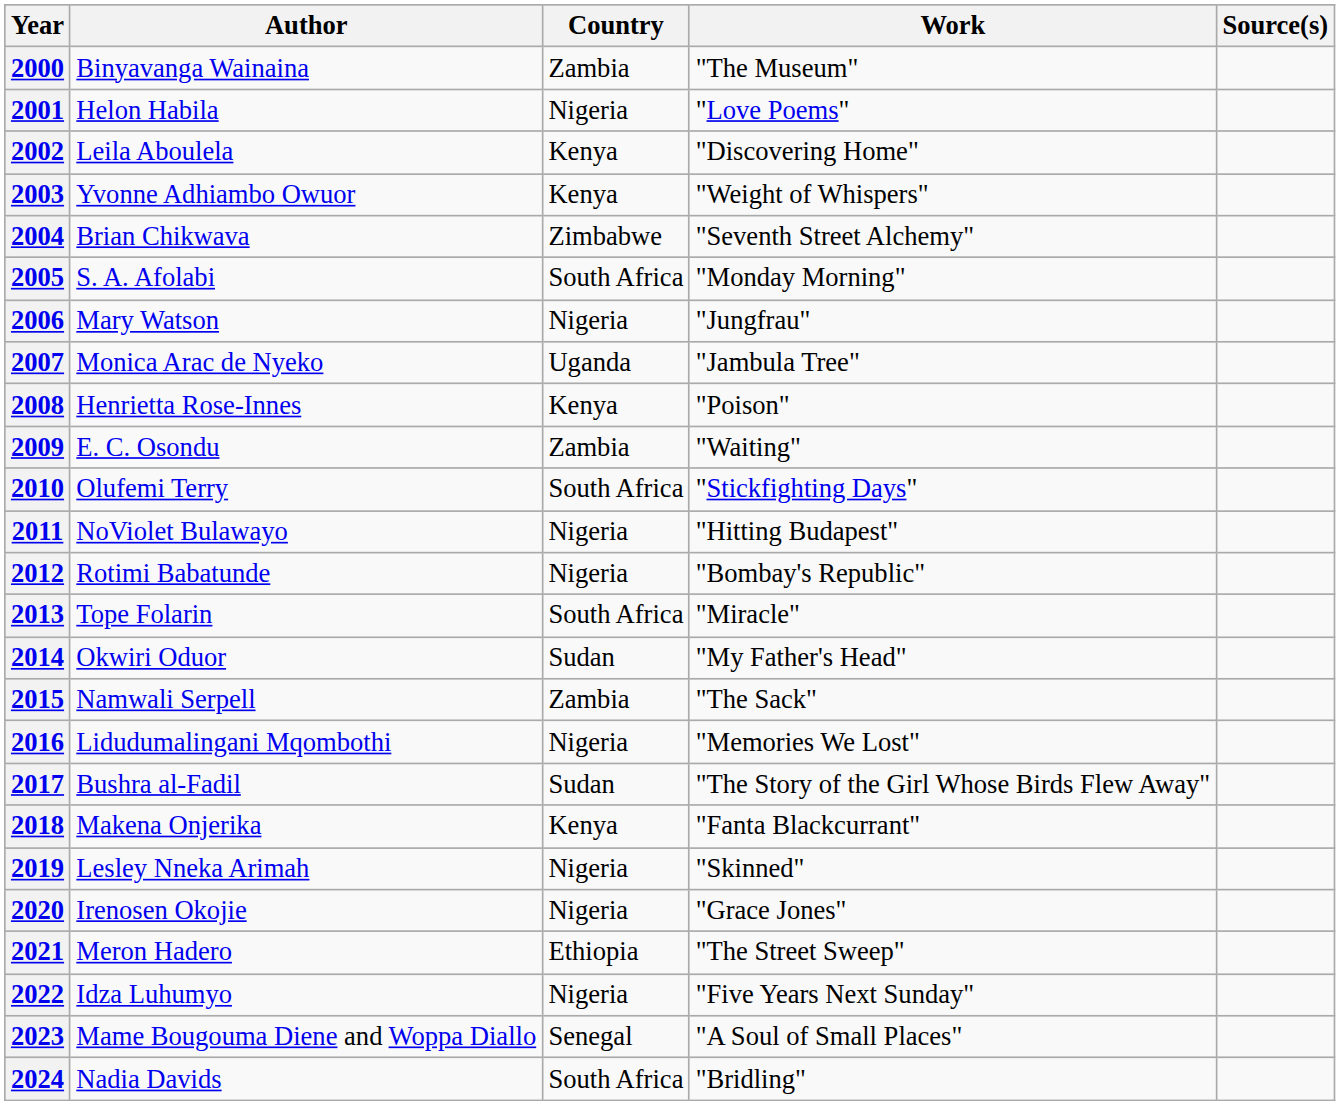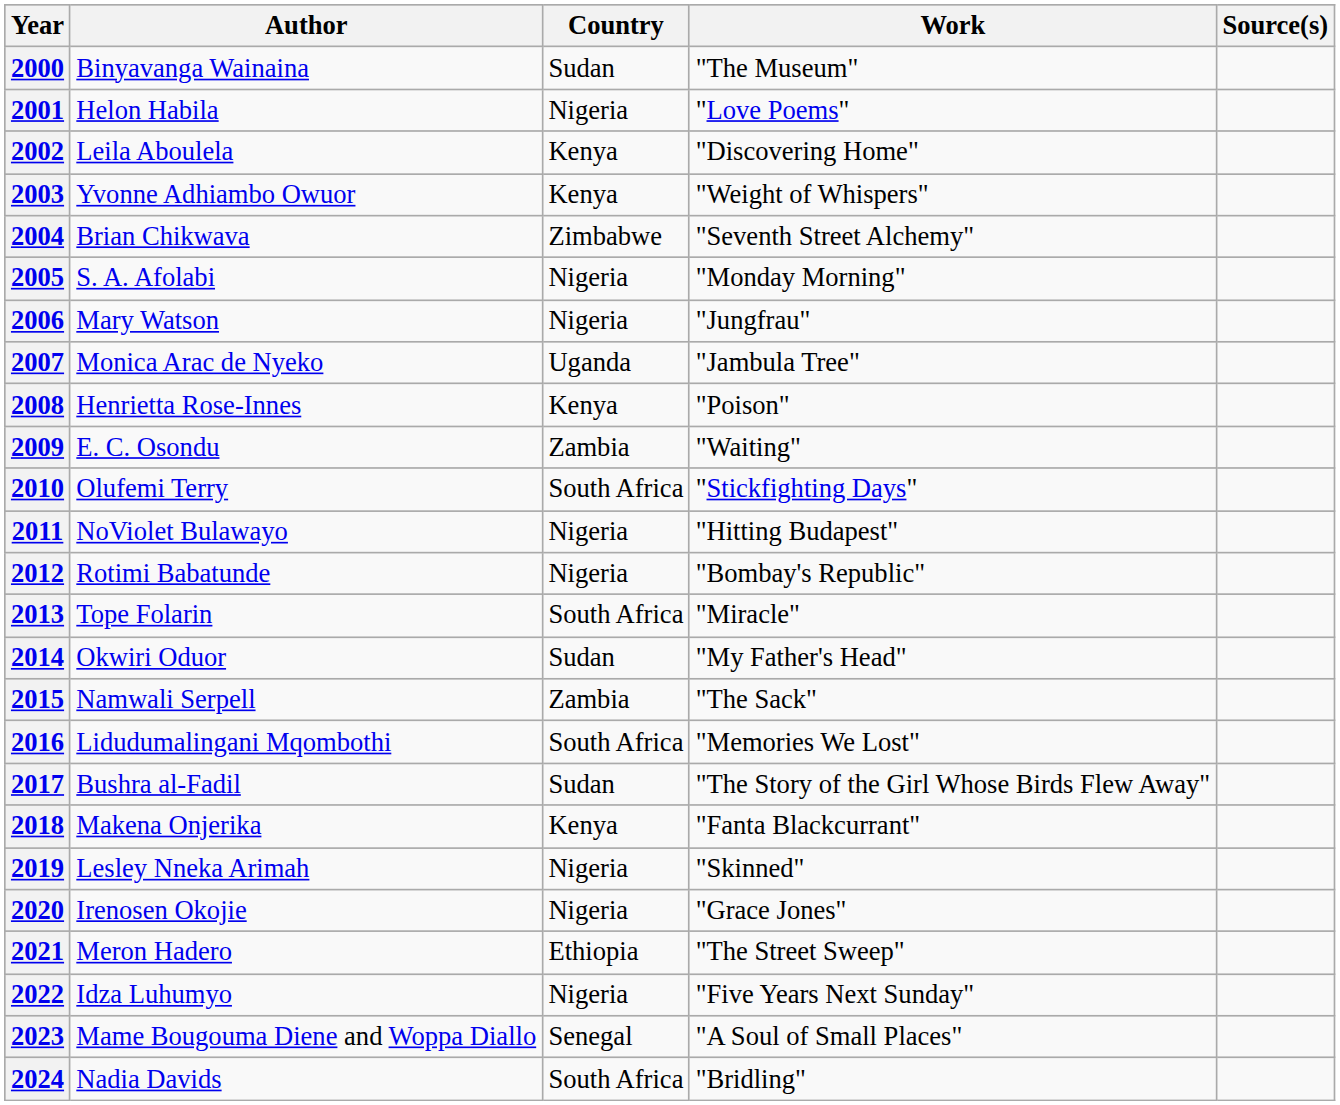(589, 67) Zambia -> (582, 67) Sudan
(616, 278) South Africa -> (588, 278) Nigeria
(588, 741) Nigeria -> (616, 741) South Africa
